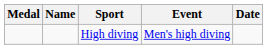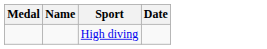- column: (187, 14)
